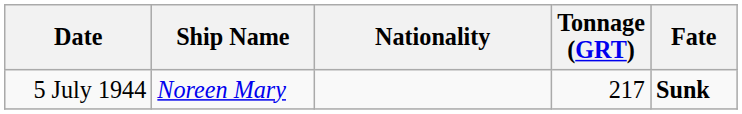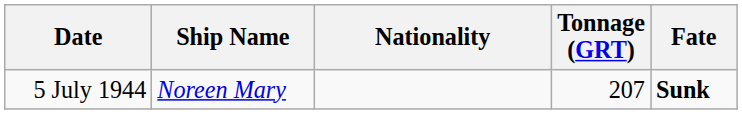(627, 89) 217 -> (627, 89) 207
